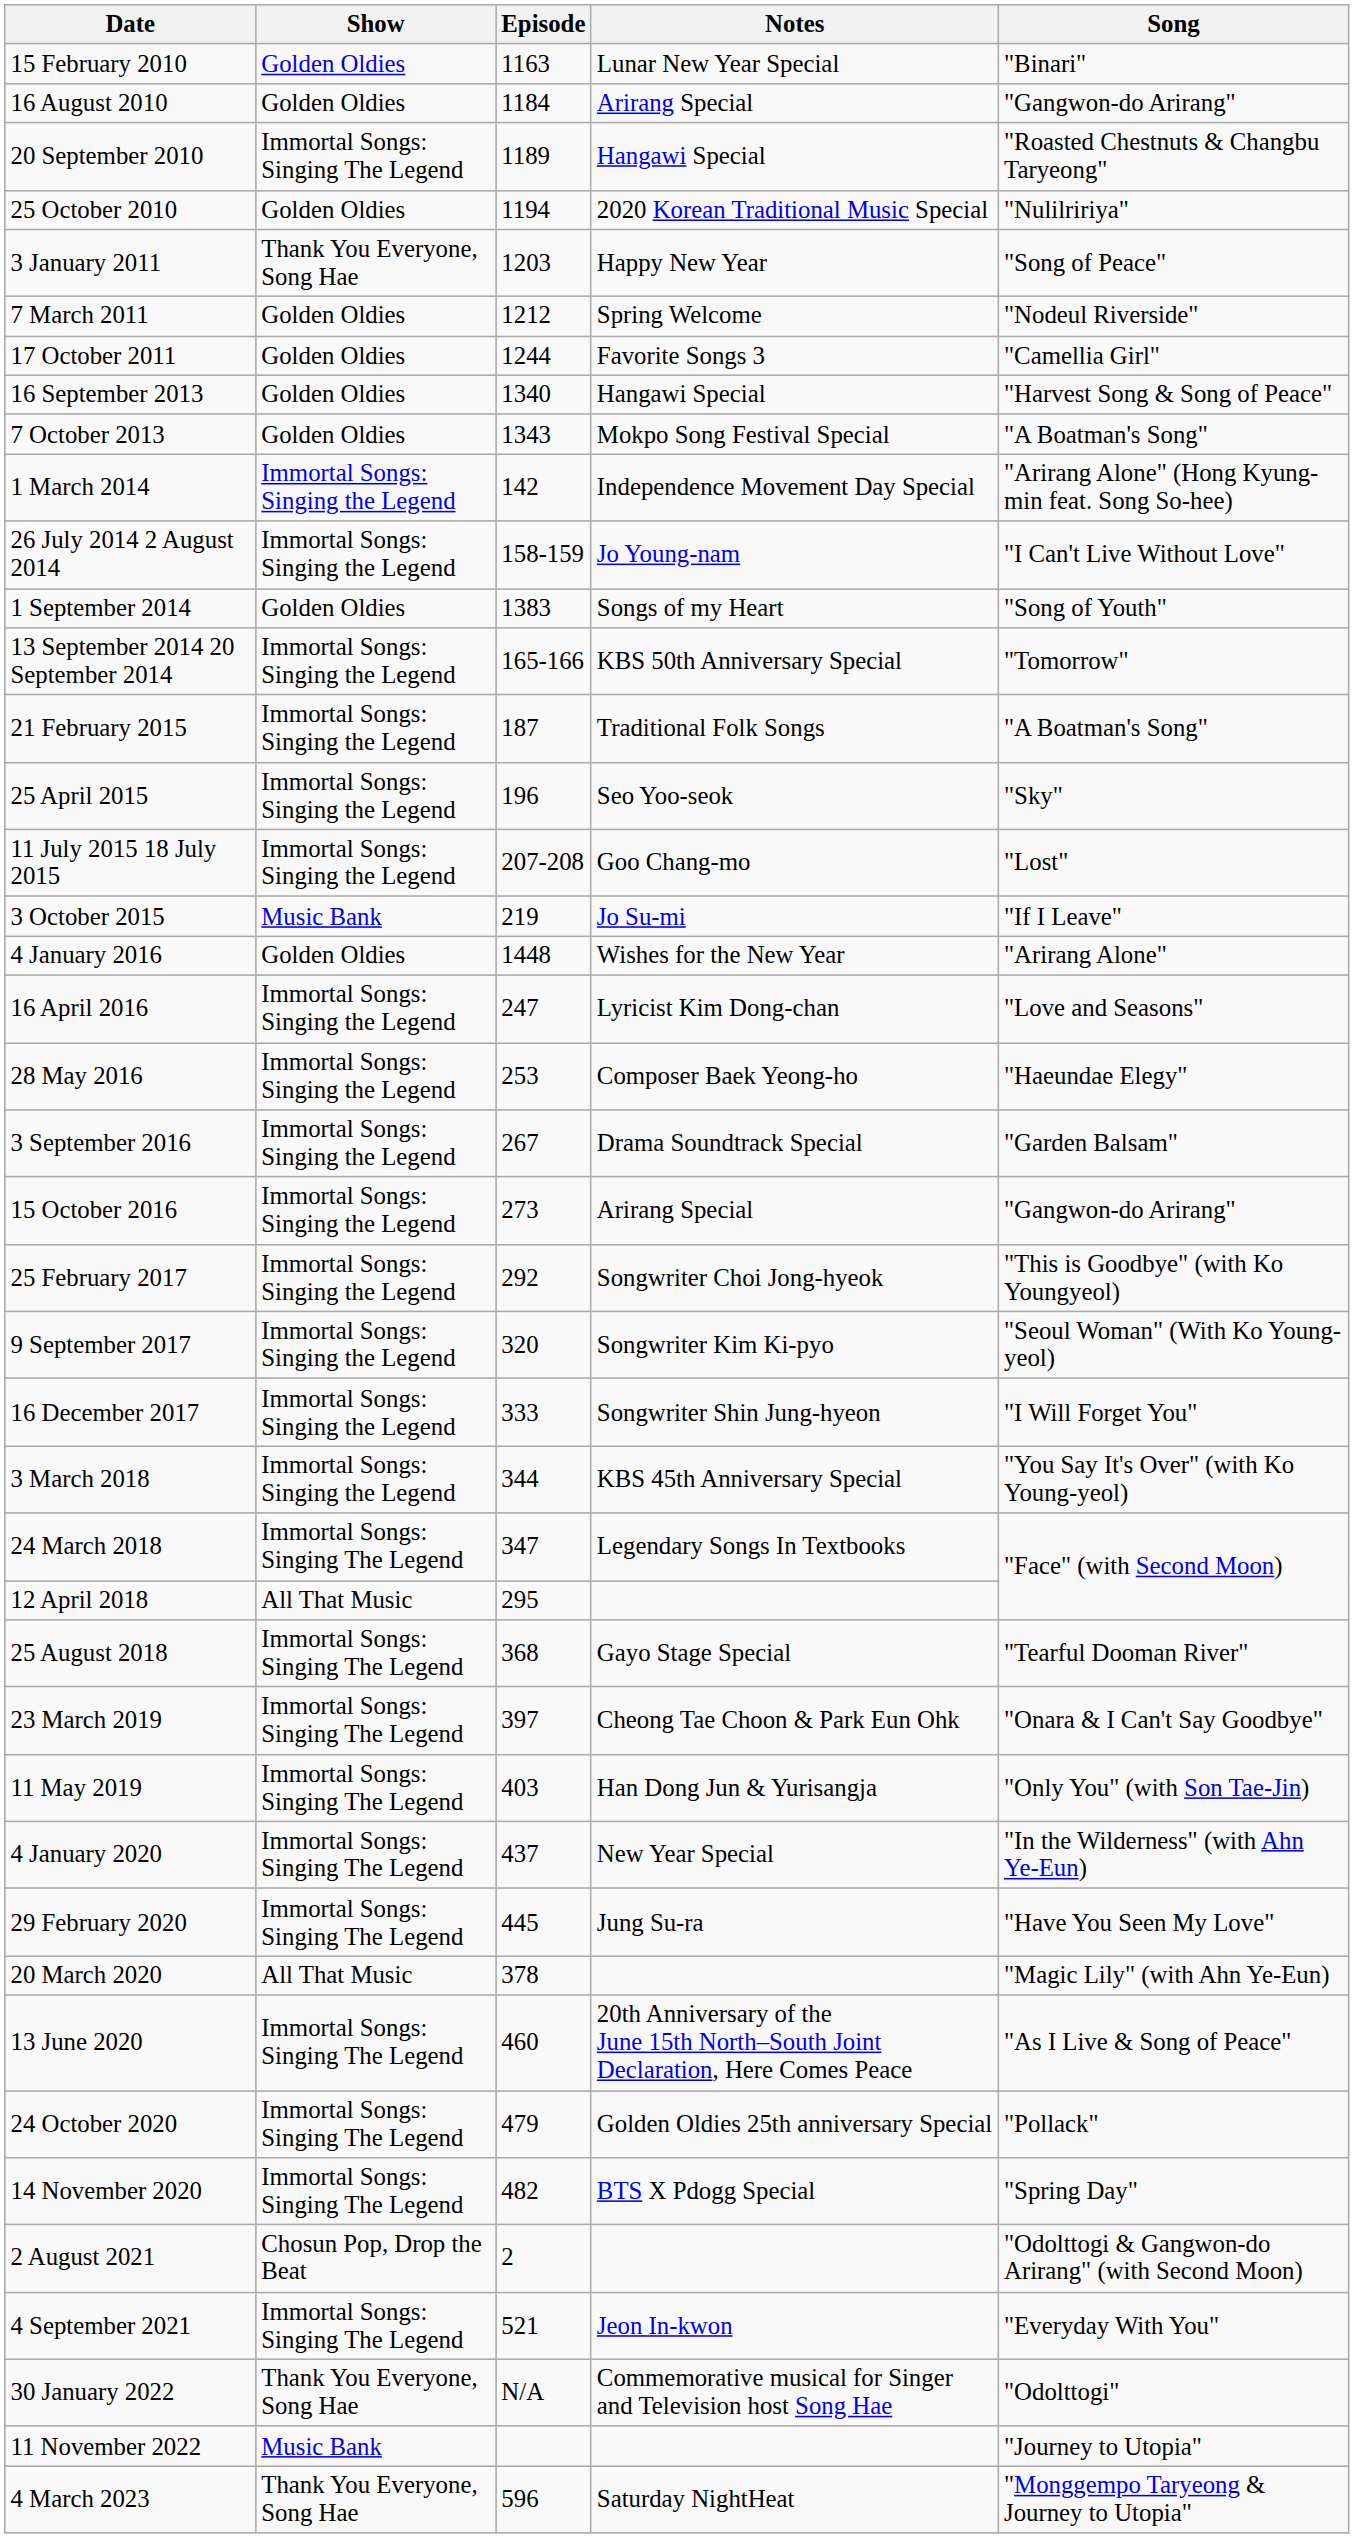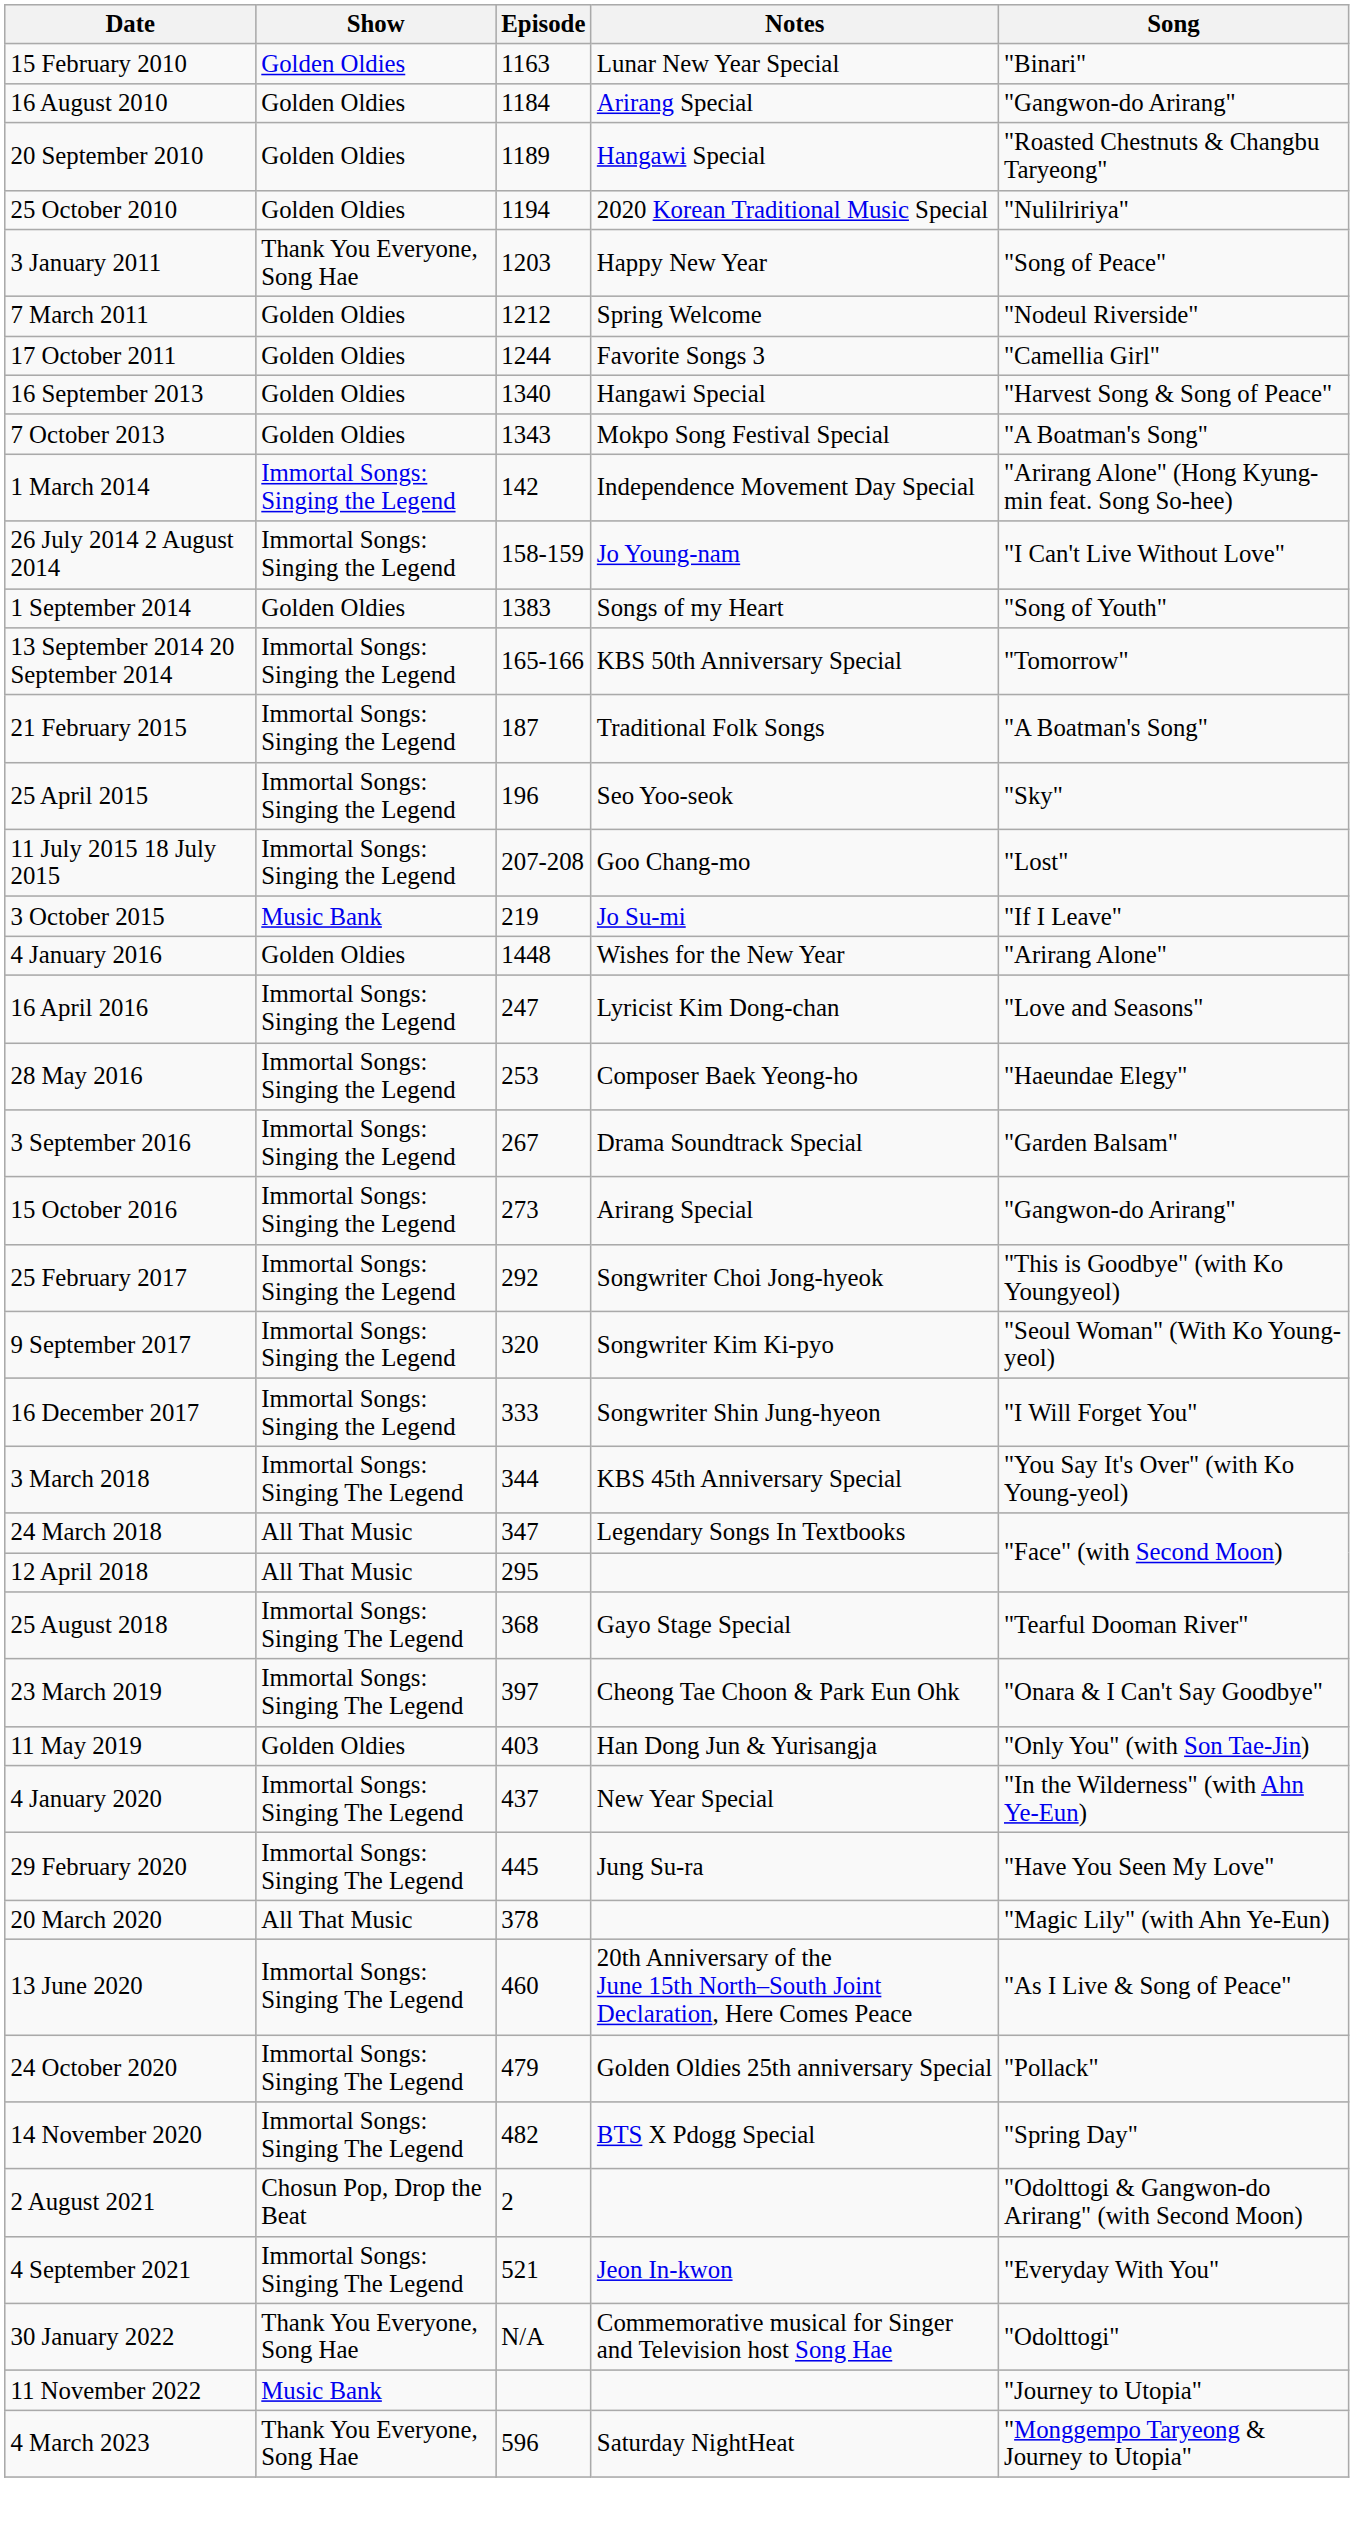(362, 156) Immortal Songs: Singing The Legend -> (333, 156) Golden Oldies
(358, 1479) Immortal Songs: Singing the Legend -> (362, 1479) Immortal Songs: Singing The Legend
(362, 1546) Immortal Songs: Singing The Legend -> (337, 1532) All That Music
(362, 1787) Immortal Songs: Singing The Legend -> (333, 1745) Golden Oldies
